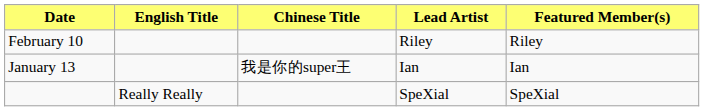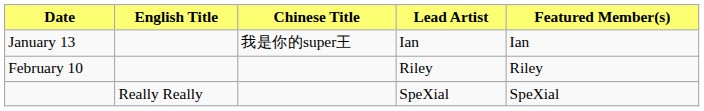rows swapped: (42, 67) <-> (46, 41)
